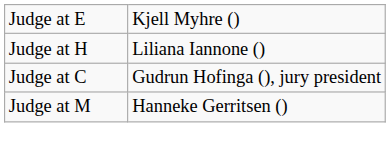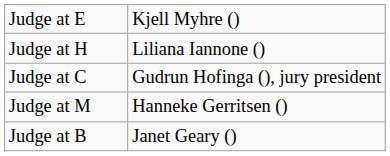+ row: (48, 135)
